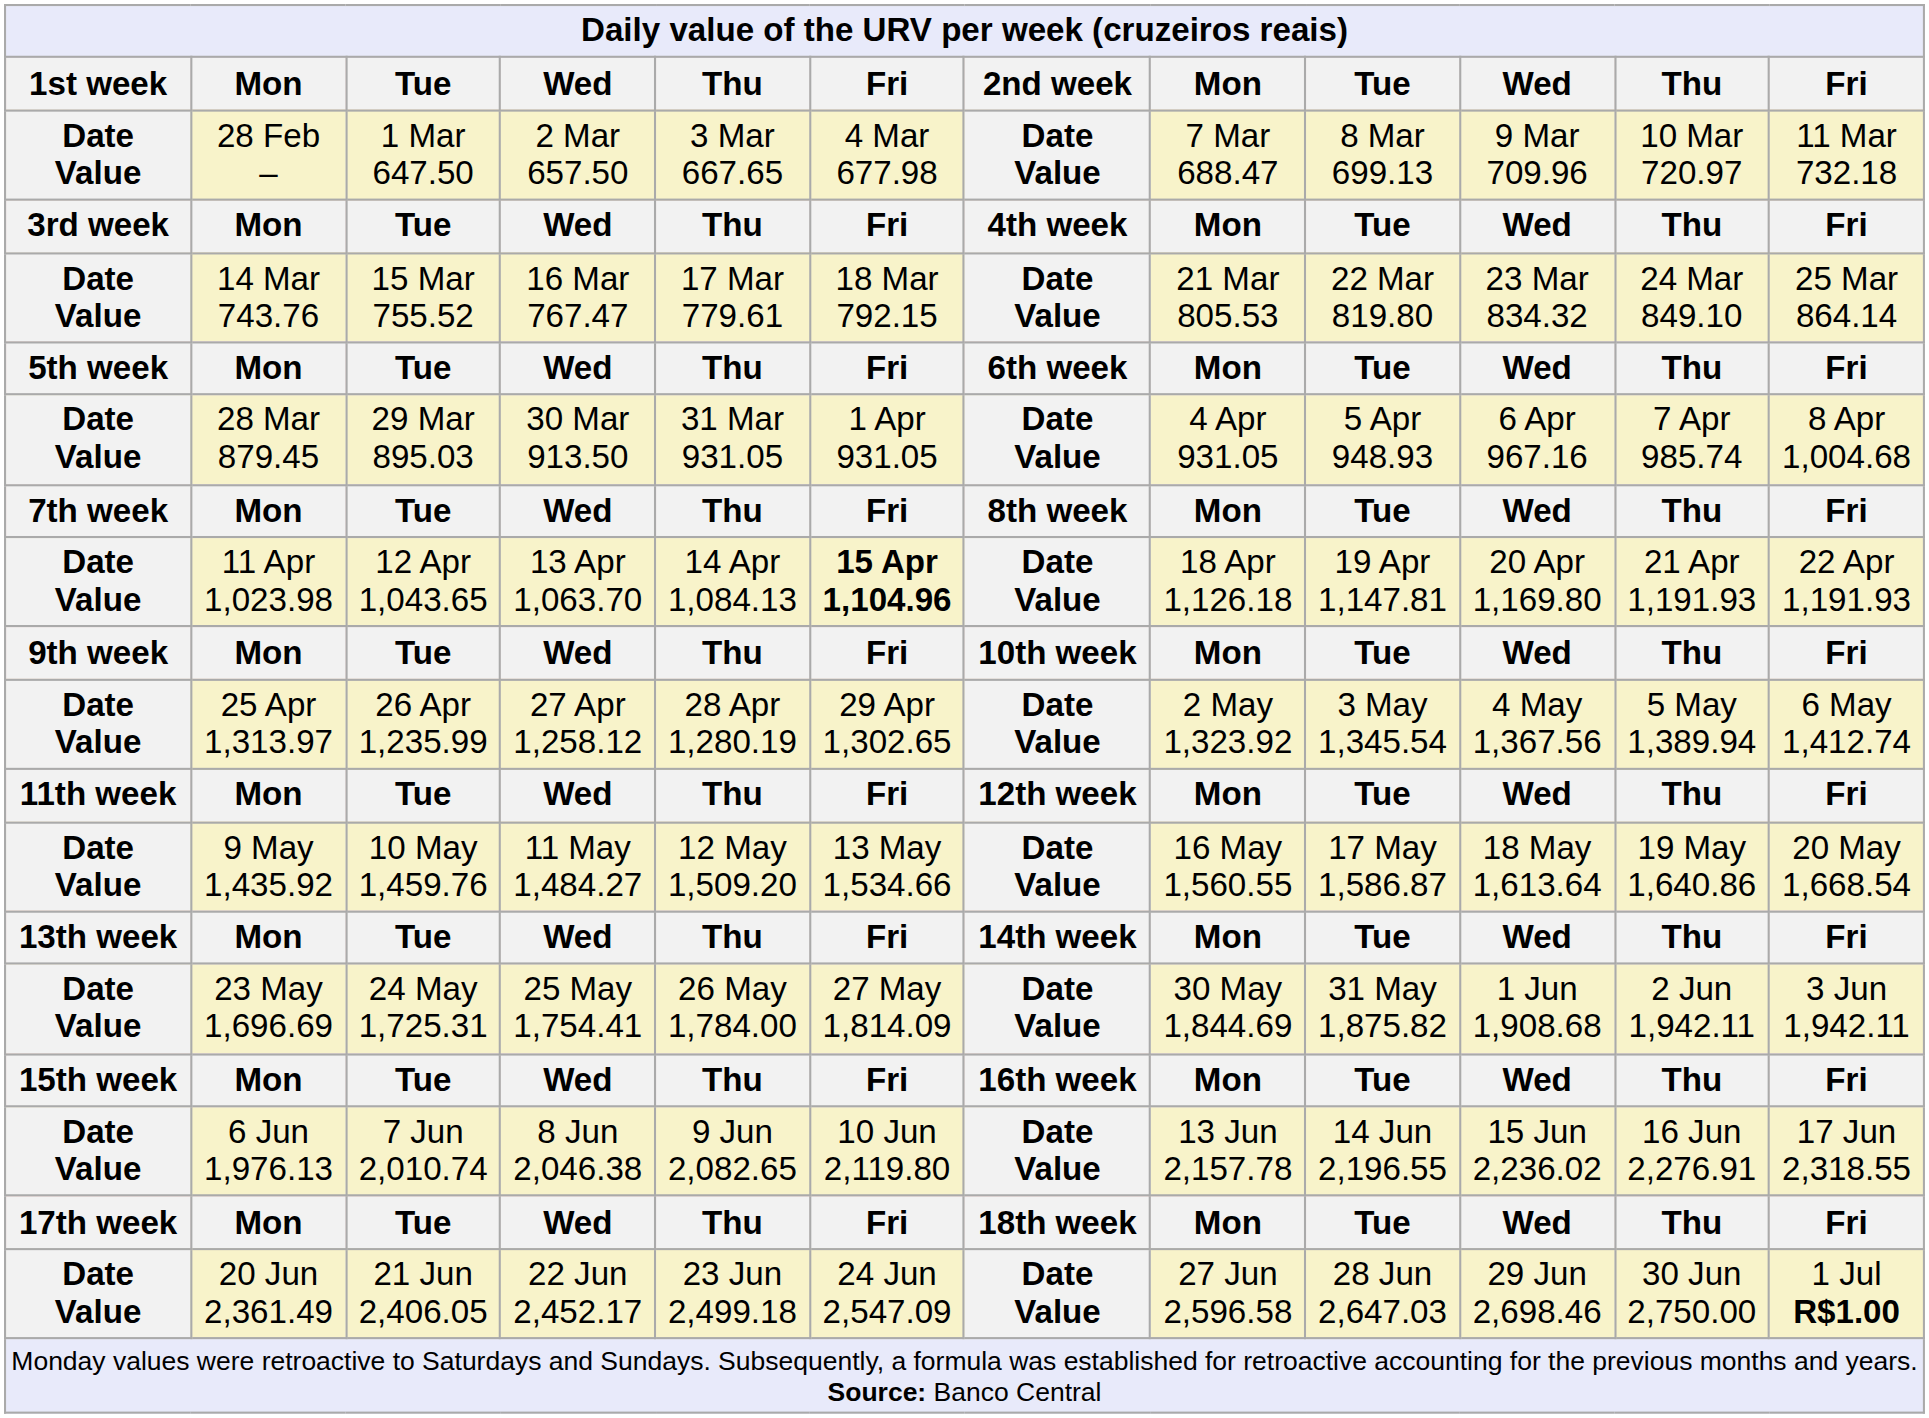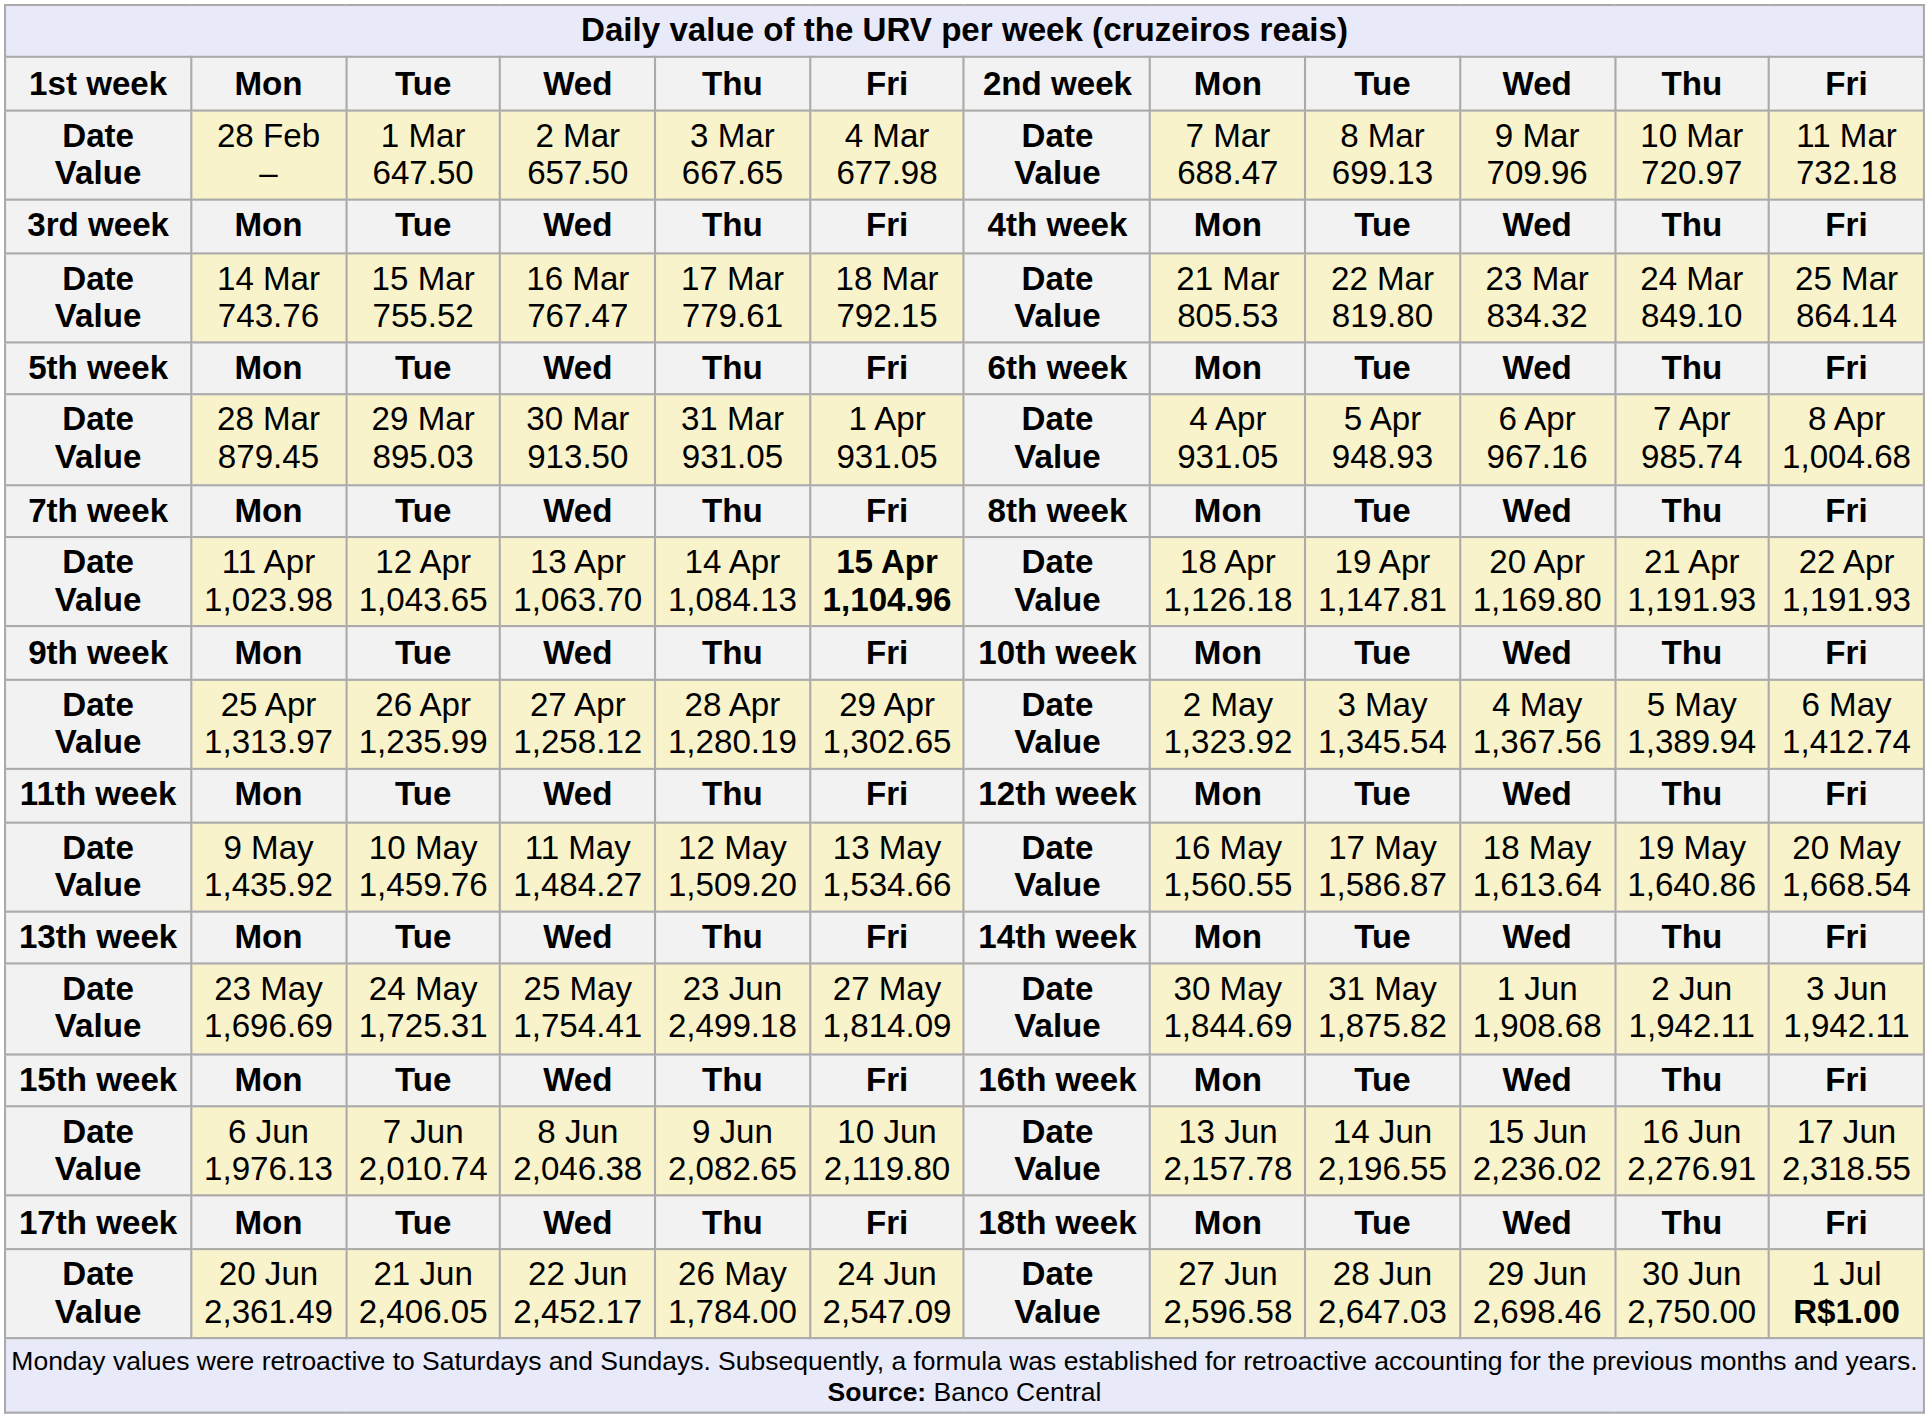(732, 1008) 26 May 1,784.00 -> (732, 1008) 23 Jun 2,499.18
(732, 1292) 23 Jun 2,499.18 -> (732, 1292) 26 May 1,784.00
